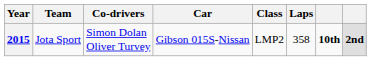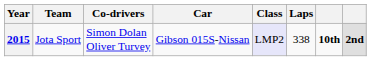(269, 39) no background -> (269, 39) lavender background
(301, 39) 358 -> (301, 39) 338
